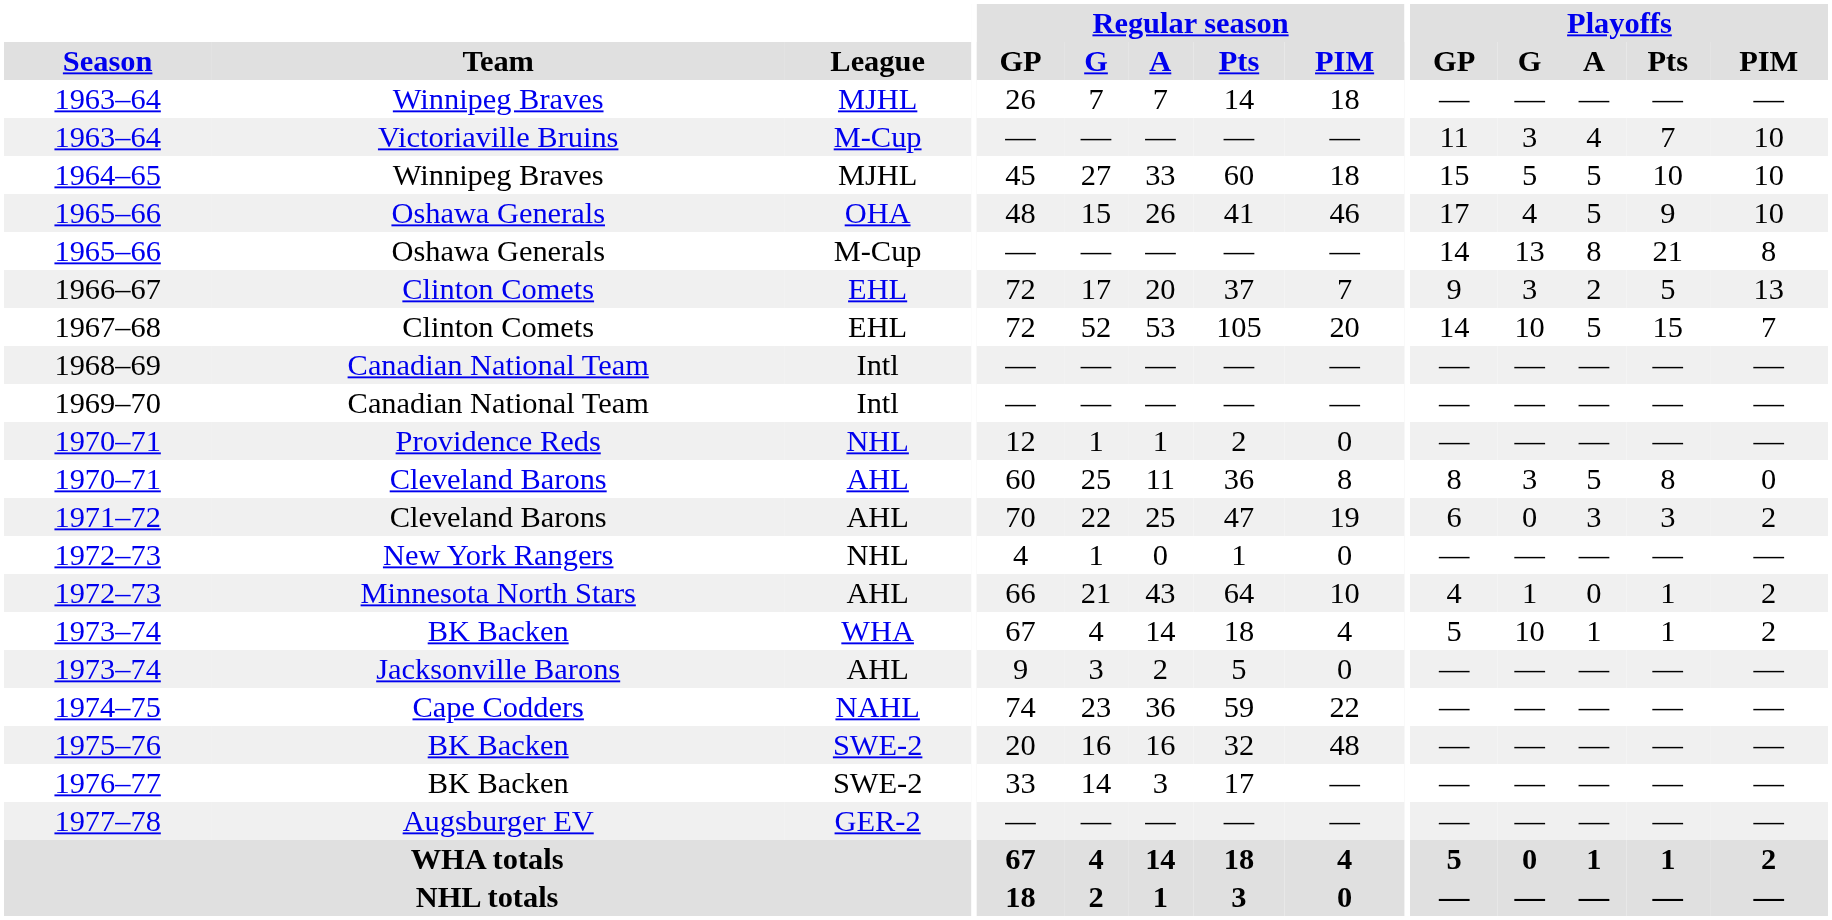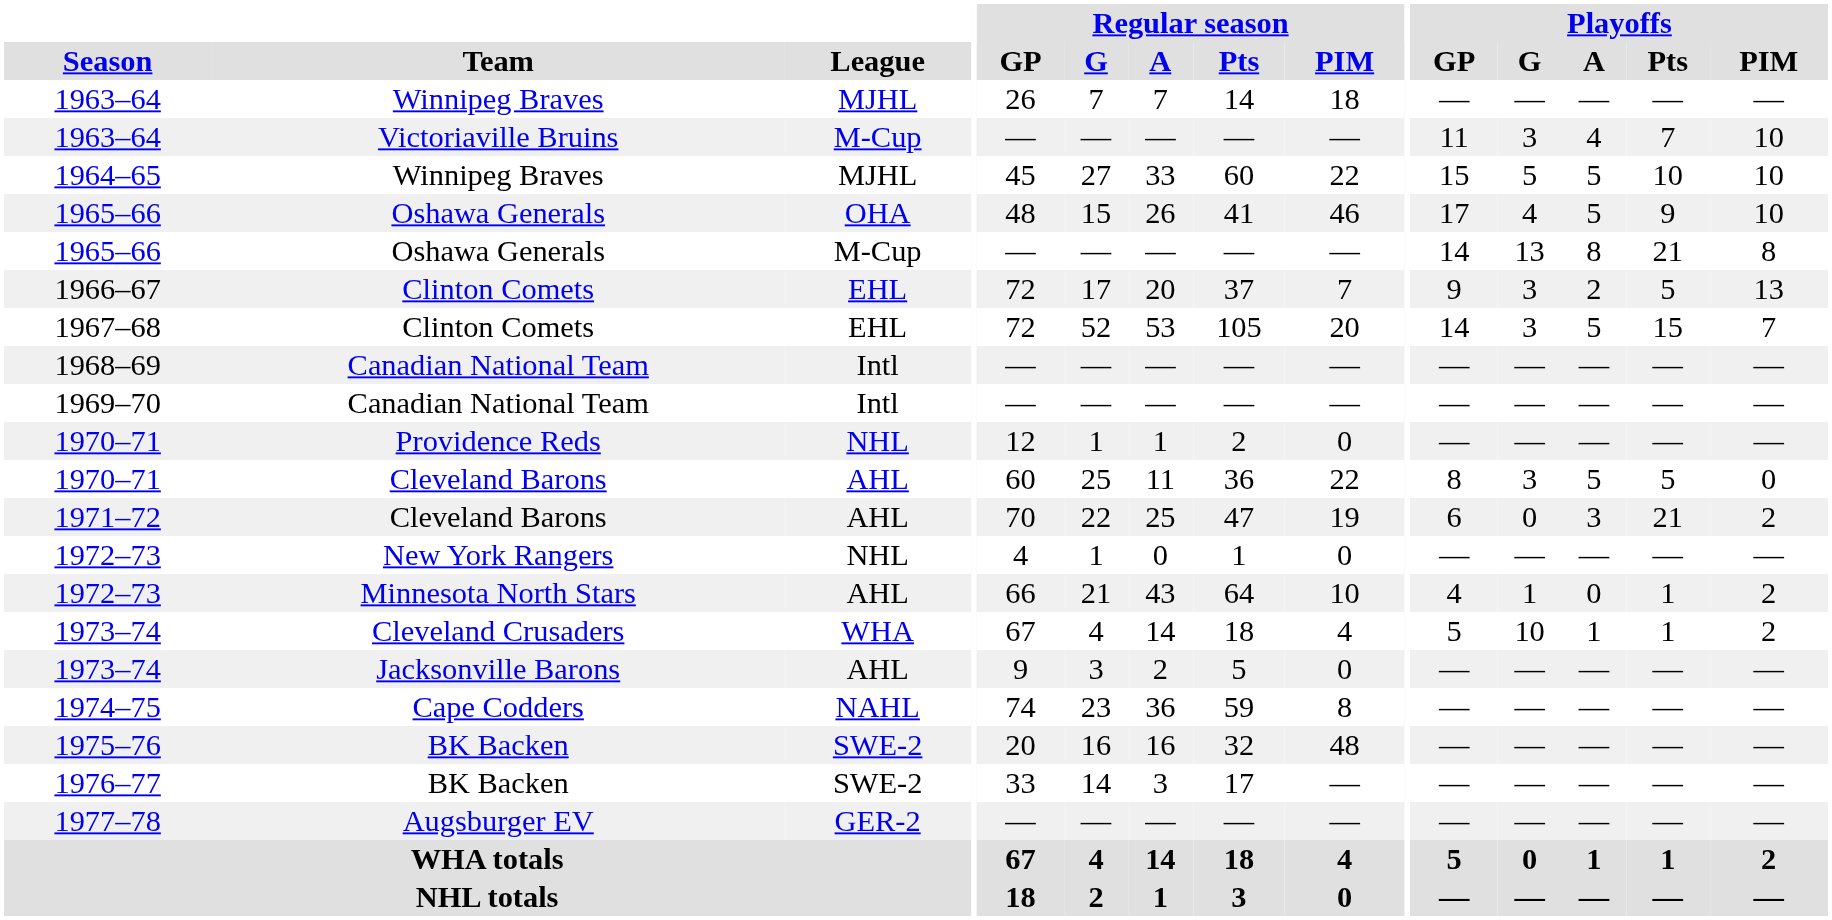(1345, 174) 18 -> (1345, 174) 22
(1530, 326) 10 -> (1530, 326) 3
(1345, 478) 8 -> (1345, 478) 22
(1668, 478) 8 -> (1668, 478) 5
(1668, 516) 3 -> (1668, 516) 21
(498, 630) BK Backen -> (498, 630) Cleveland Crusaders
(1345, 706) 22 -> (1345, 706) 8
